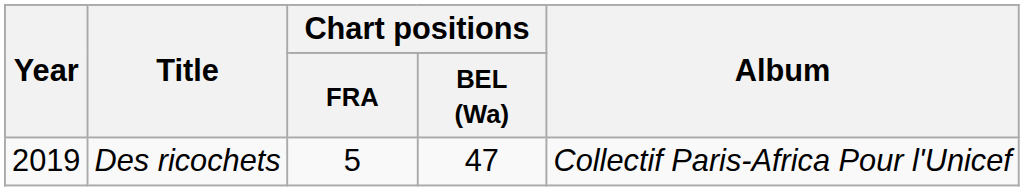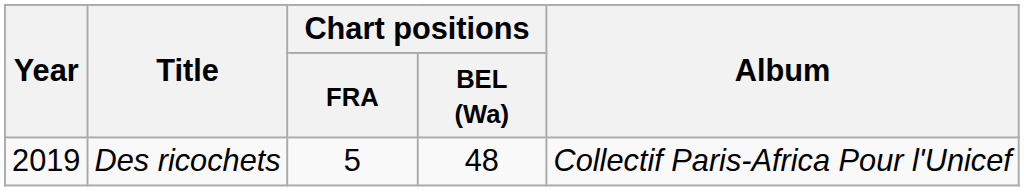(482, 160) 47 -> (482, 160) 48
